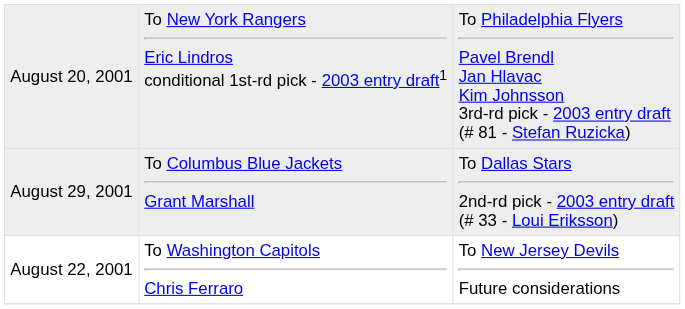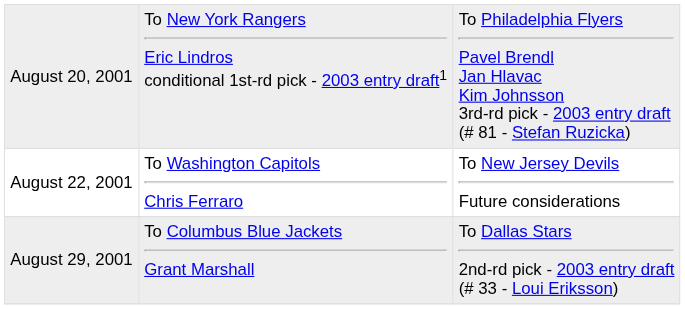rows swapped: (71, 269) <-> (71, 191)
